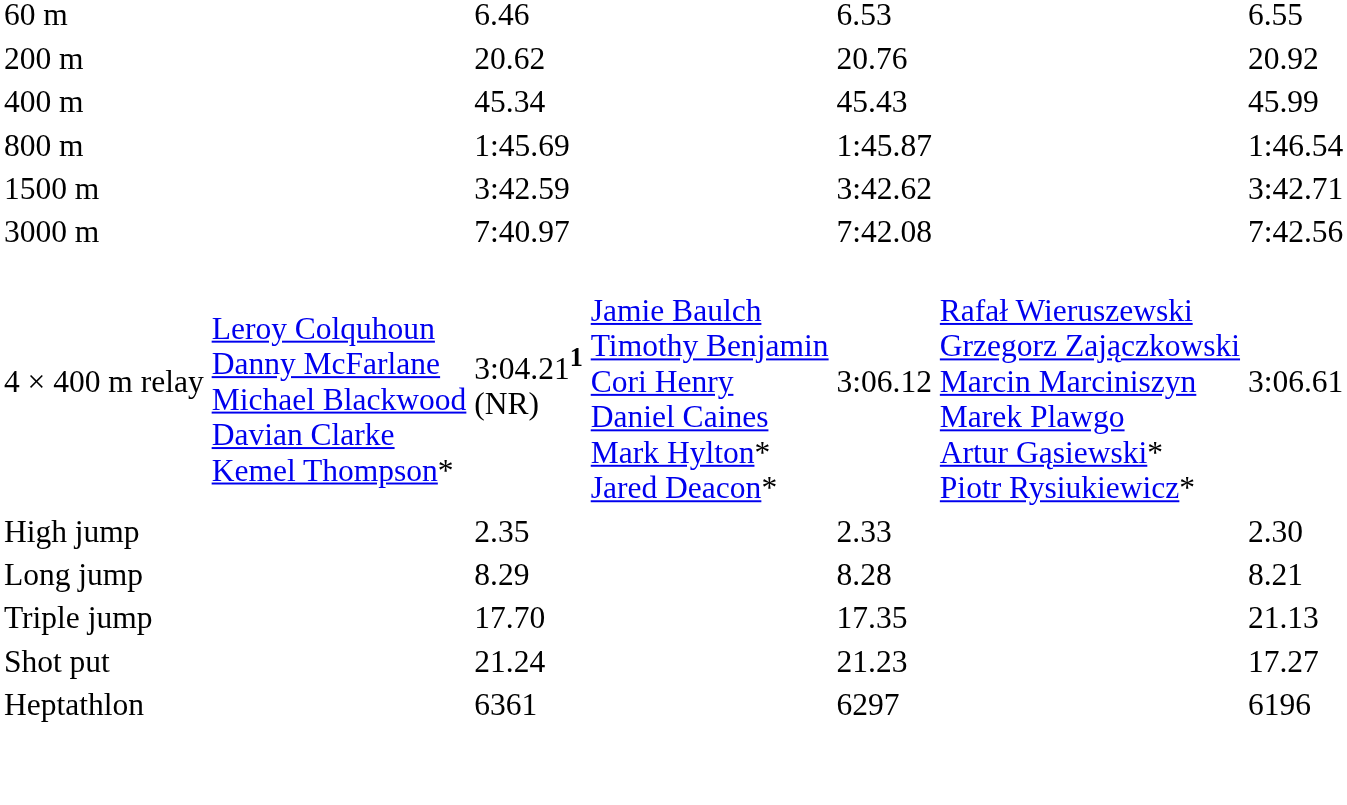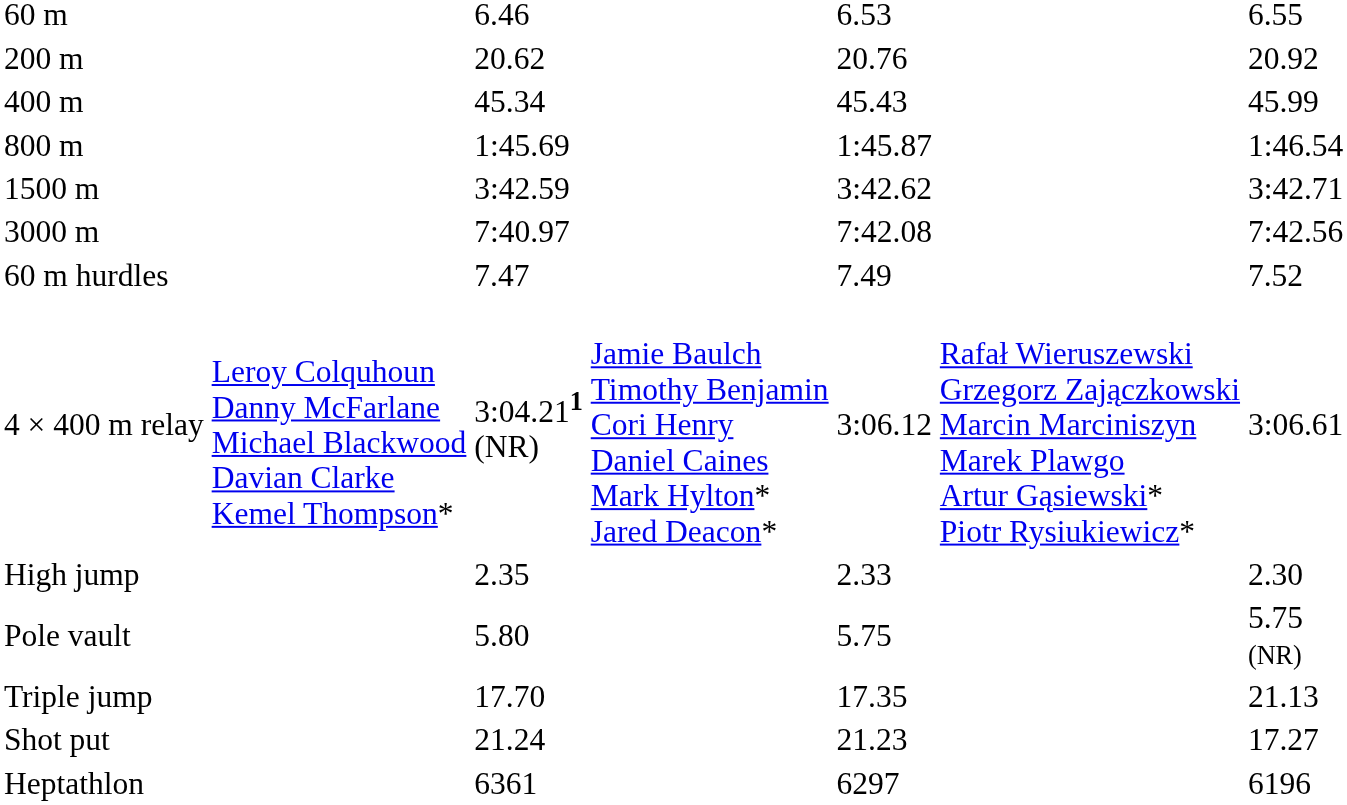+ row: (86, 275)
+ row: (67, 635)
- row: (74, 574)
